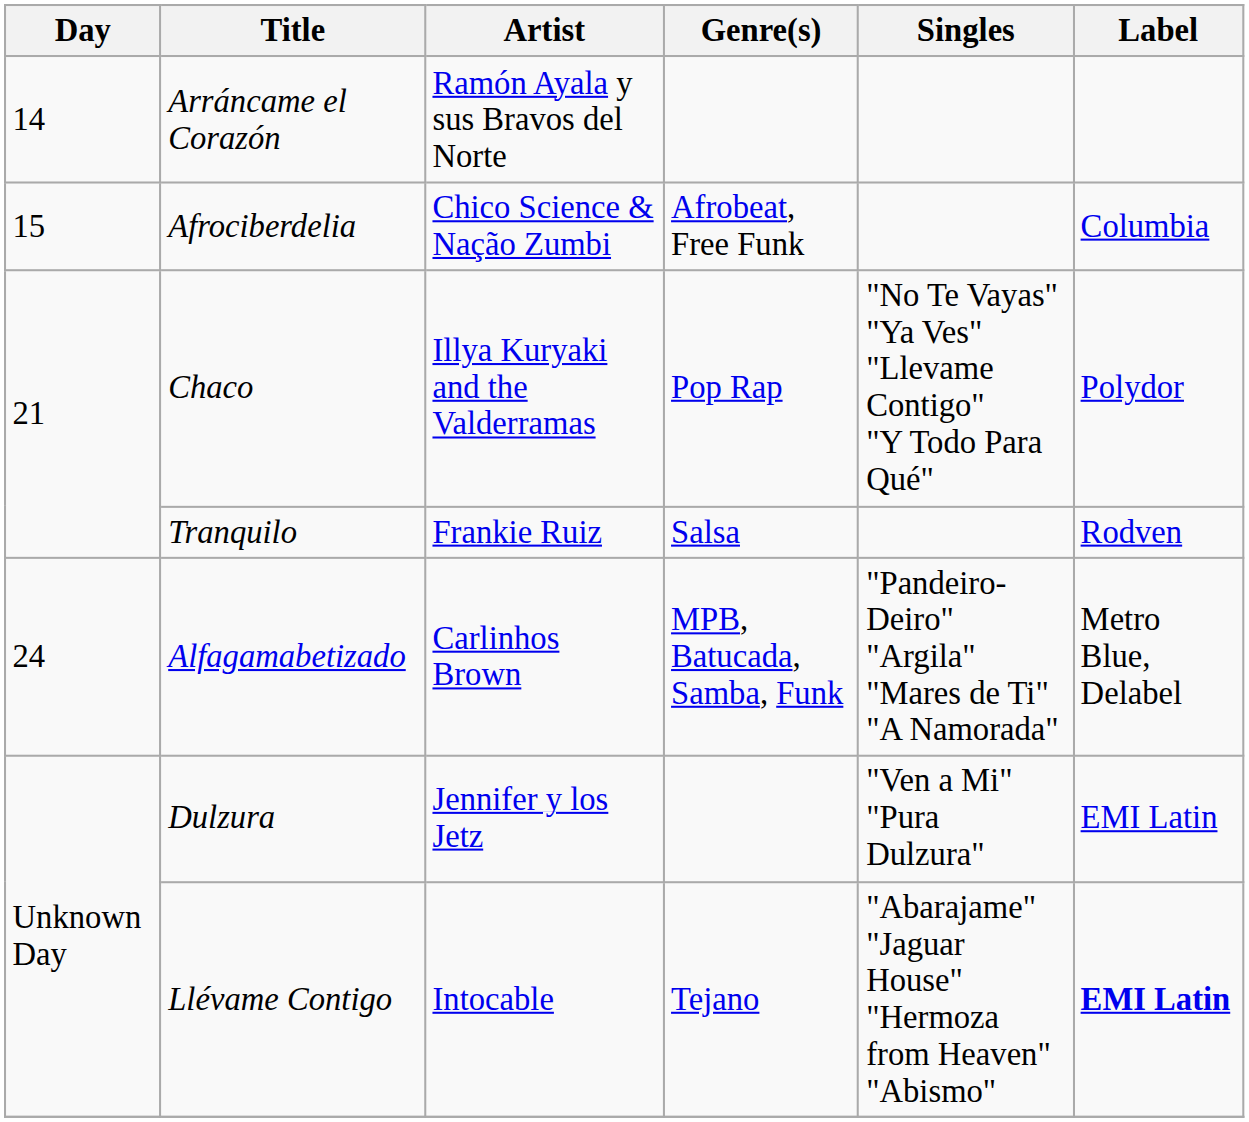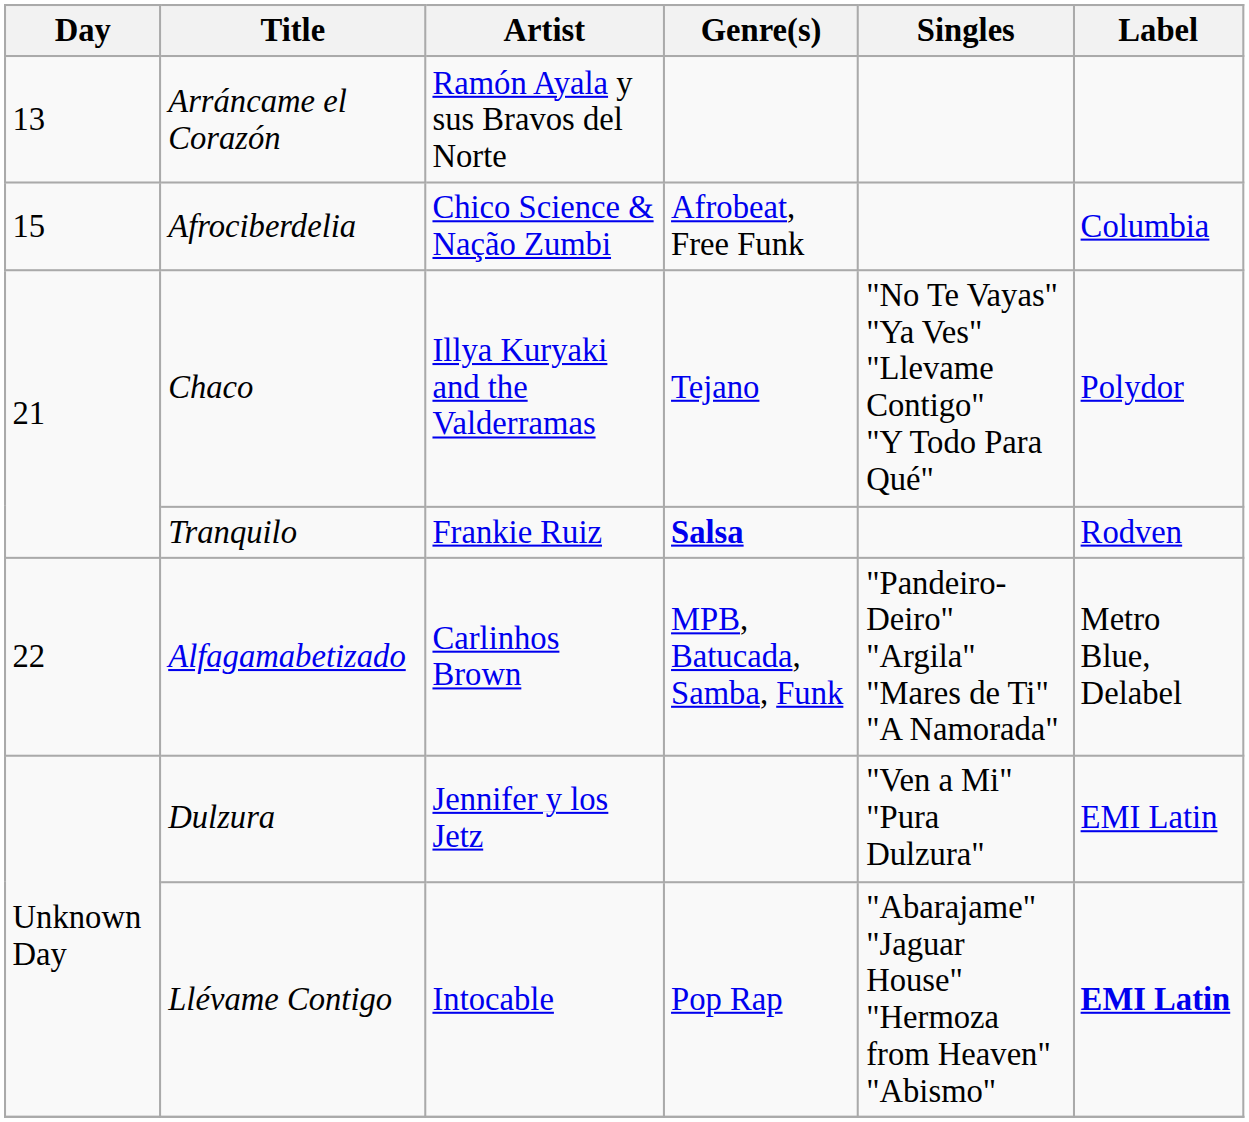(29, 118) 14 -> (29, 118) 13
(727, 387) Pop Rap -> (715, 387) Tejano
(706, 531) normal -> (707, 531) bold
(29, 656) 24 -> (29, 656) 22
(715, 998) Tejano -> (727, 998) Pop Rap
